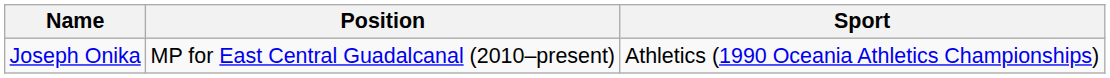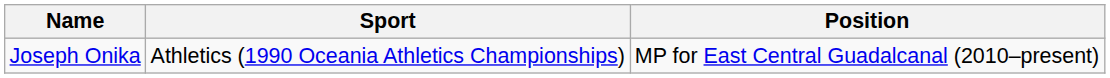columns swapped: (862, 21) <-> (383, 21)
